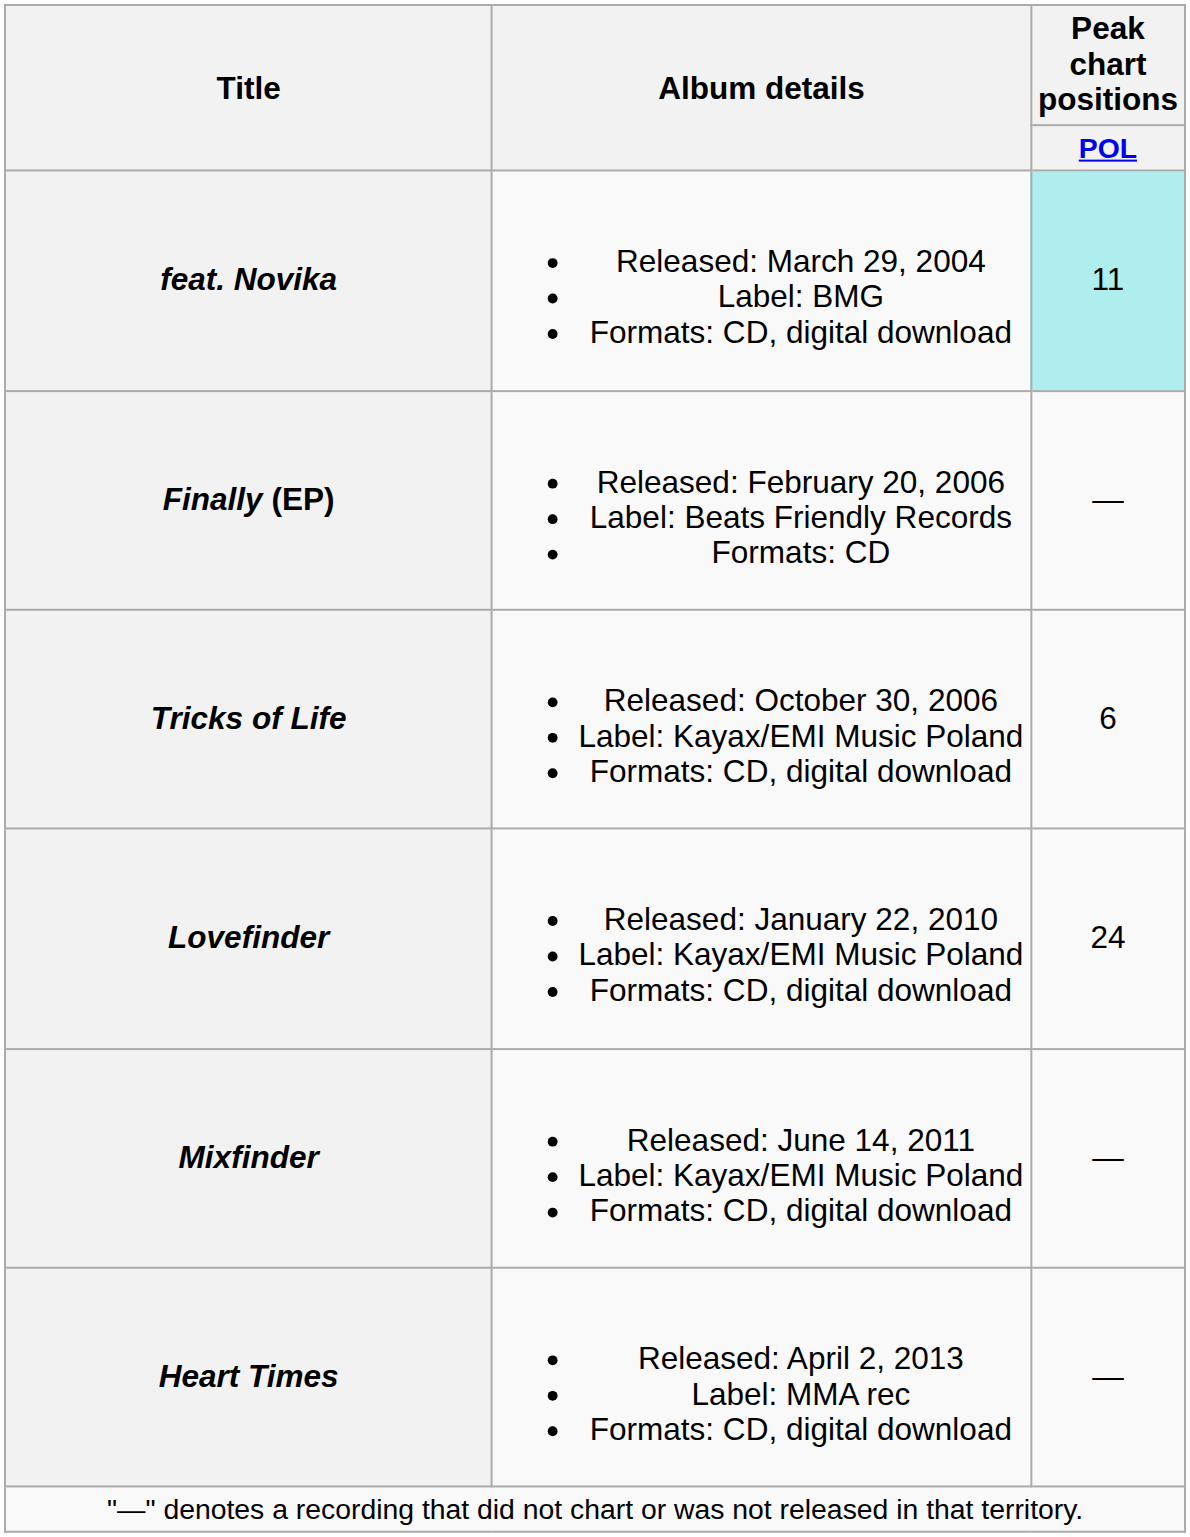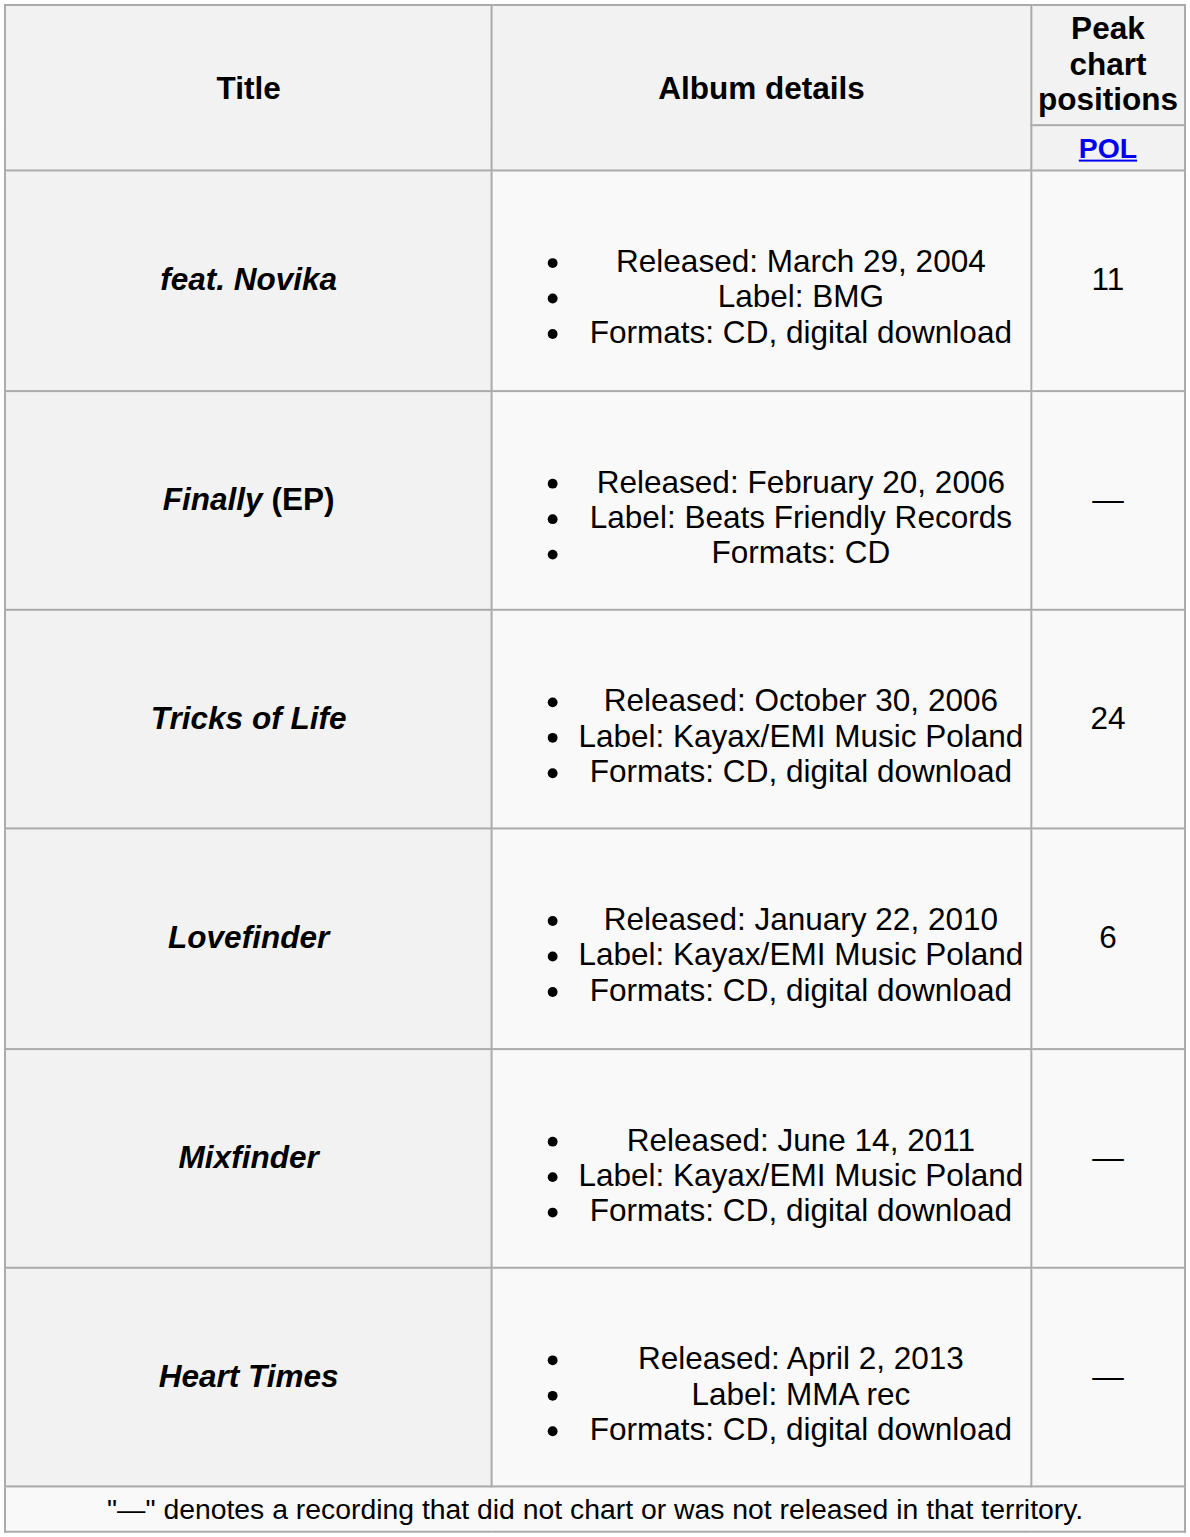(1108, 279) paleturquoise background -> (1108, 279) no background
(1108, 718) 6 -> (1108, 718) 24
(1108, 938) 24 -> (1108, 938) 6
